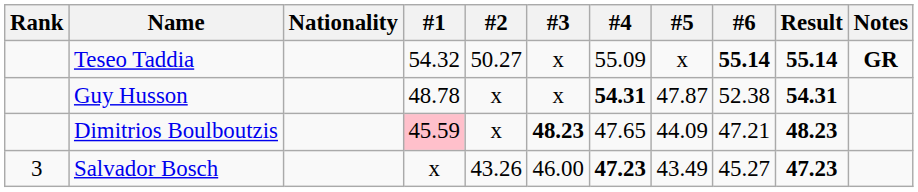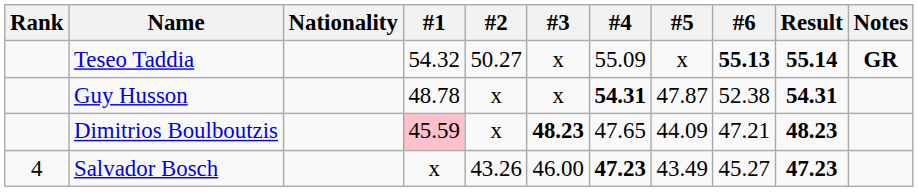(744, 58) 55.14 -> (744, 58) 55.13
(37, 167) 3 -> (37, 167) 4
